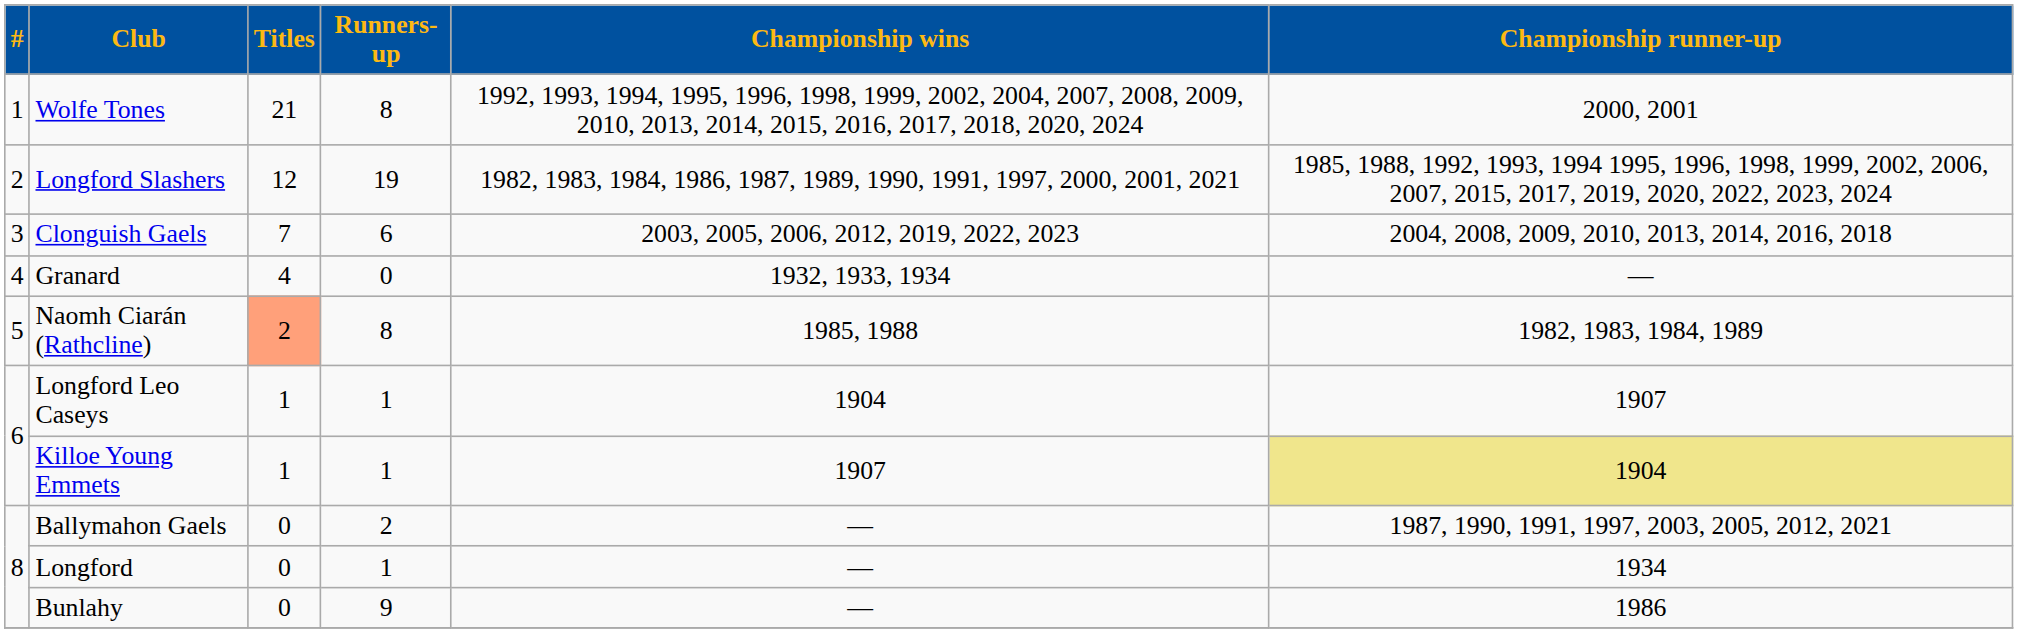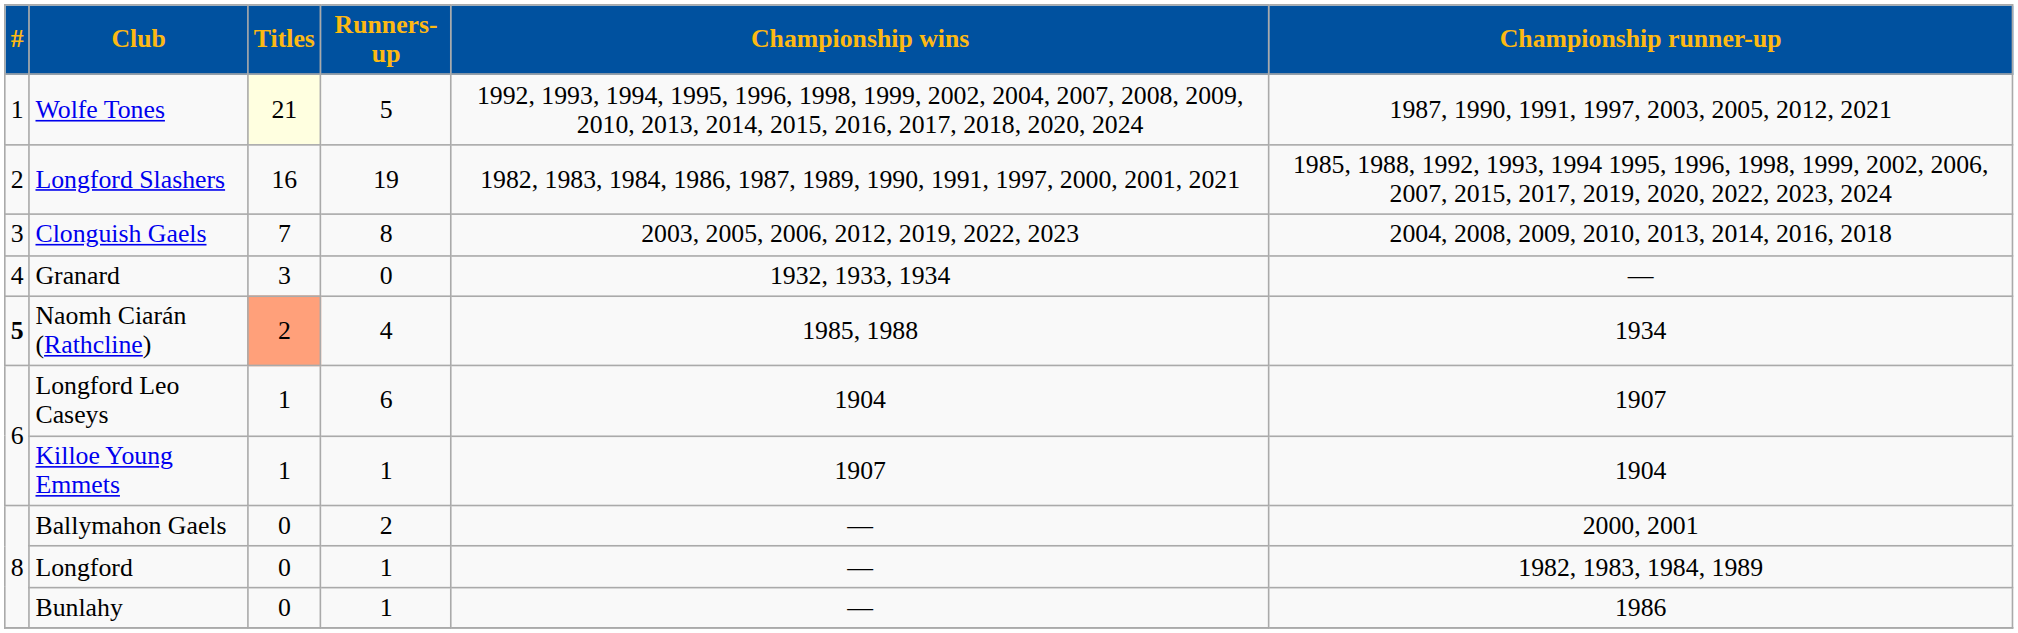(284, 109) no background -> (284, 109) lightyellow background
(386, 109) 8 -> (386, 109) 5
(1641, 109) 2000, 2001 -> (1641, 109) 1987, 1990, 1991, 1997, 2003, 2005, 2012, 2021
(284, 179) 12 -> (284, 179) 16
(386, 234) 6 -> (386, 234) 8
(284, 275) 4 -> (284, 275) 3
(17, 330) normal -> (17, 330) bold
(386, 330) 8 -> (386, 330) 4
(1641, 330) 1982, 1983, 1984, 1989 -> (1641, 330) 1934
(386, 400) 1 -> (386, 400) 6
(1641, 470) khaki background -> (1641, 470) no background
(1641, 525) 1987, 1990, 1991, 1997, 2003, 2005, 2012, 2021 -> (1641, 525) 2000, 2001
(1641, 566) 1934 -> (1641, 566) 1982, 1983, 1984, 1989
(386, 607) 9 -> (386, 607) 1
